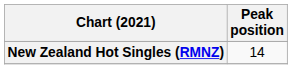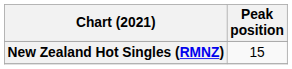(257, 52) 14 -> (257, 52) 15
